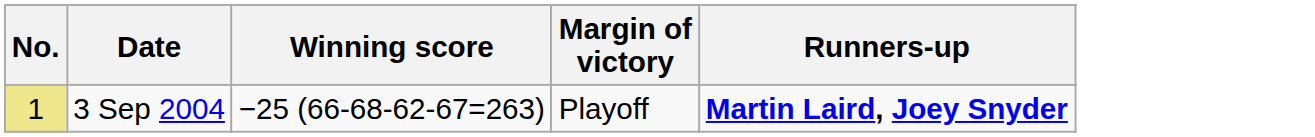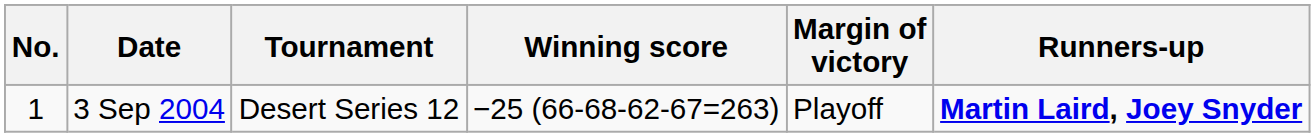+ column: (349, 45)
(36, 109) khaki background -> (36, 109) no background
